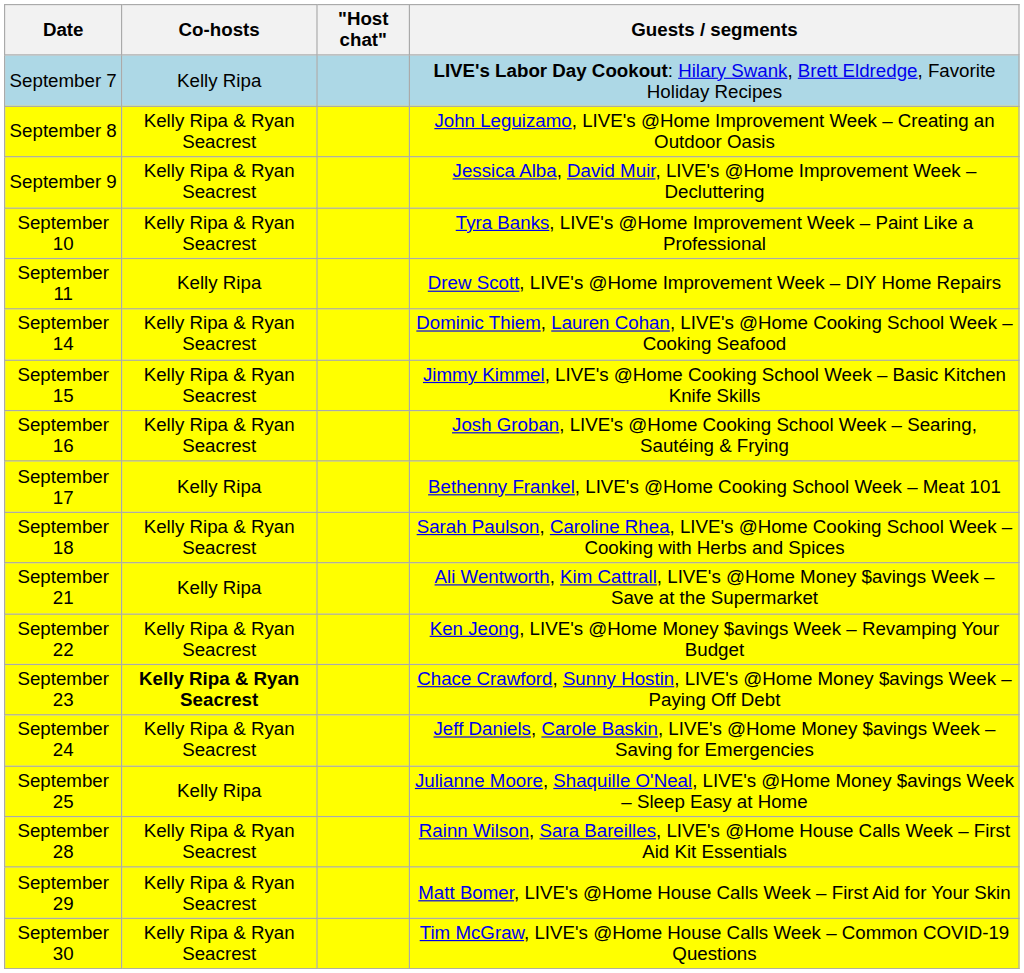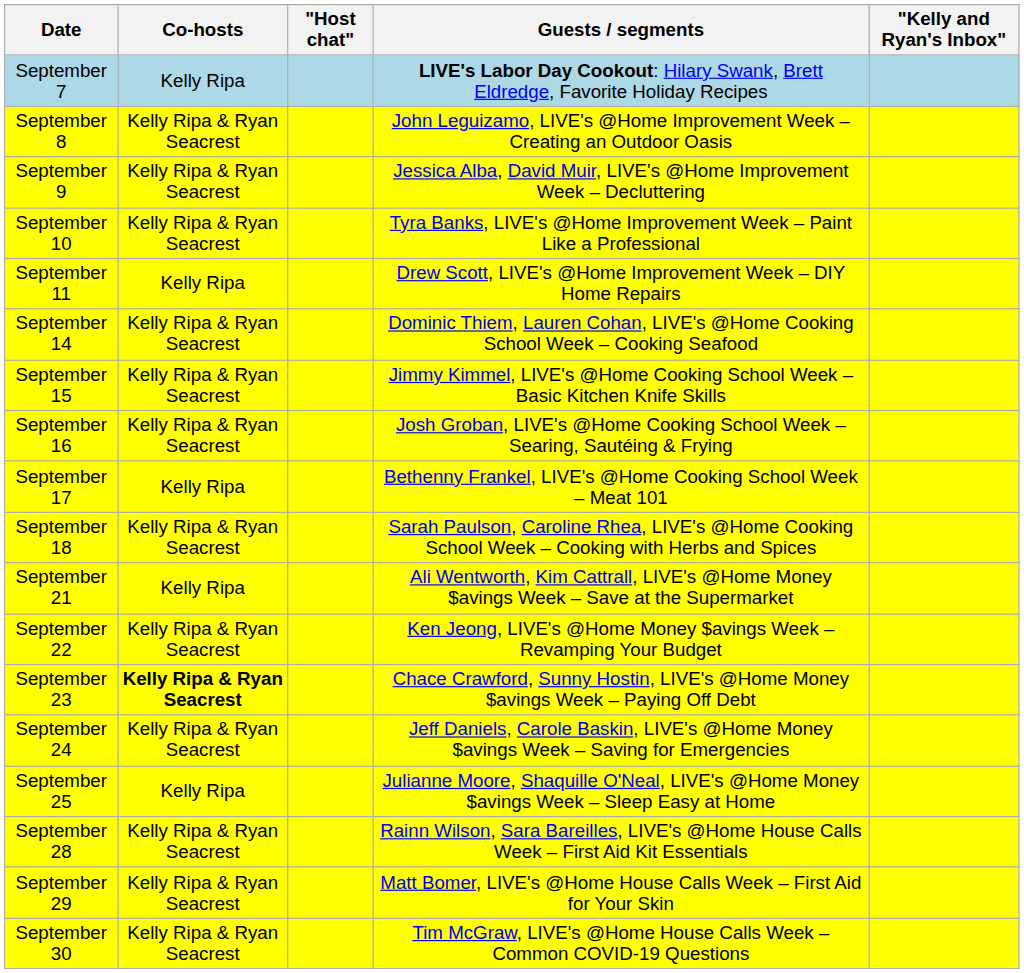+ column: (944, 29)
